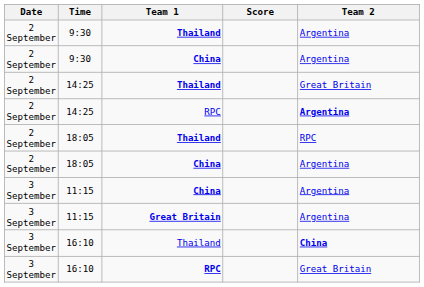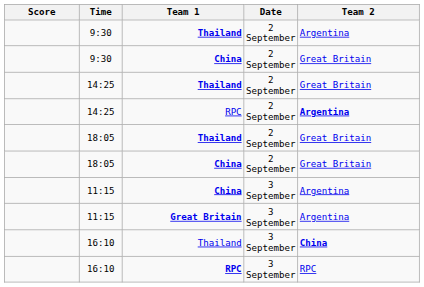columns swapped: (31, 12) <-> (260, 12)
(325, 59) Argentina -> (336, 59) Great Britain
(308, 138) RPC -> (336, 138) Great Britain
(325, 164) Argentina -> (336, 164) Great Britain
(336, 269) Great Britain -> (308, 269) RPC
